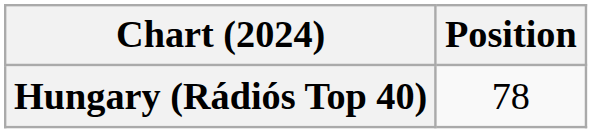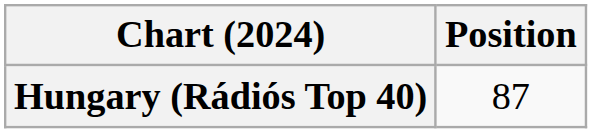(511, 95) 78 -> (511, 95) 87
